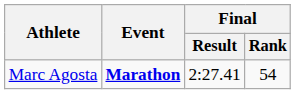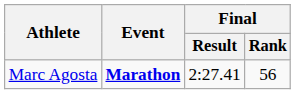(268, 74) 54 -> (268, 74) 56
